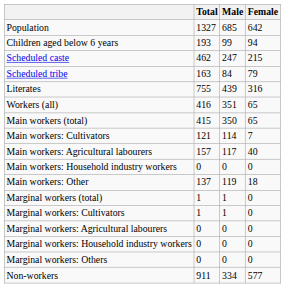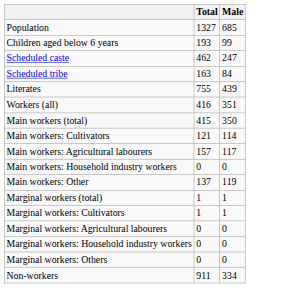- column: (263, 12)
